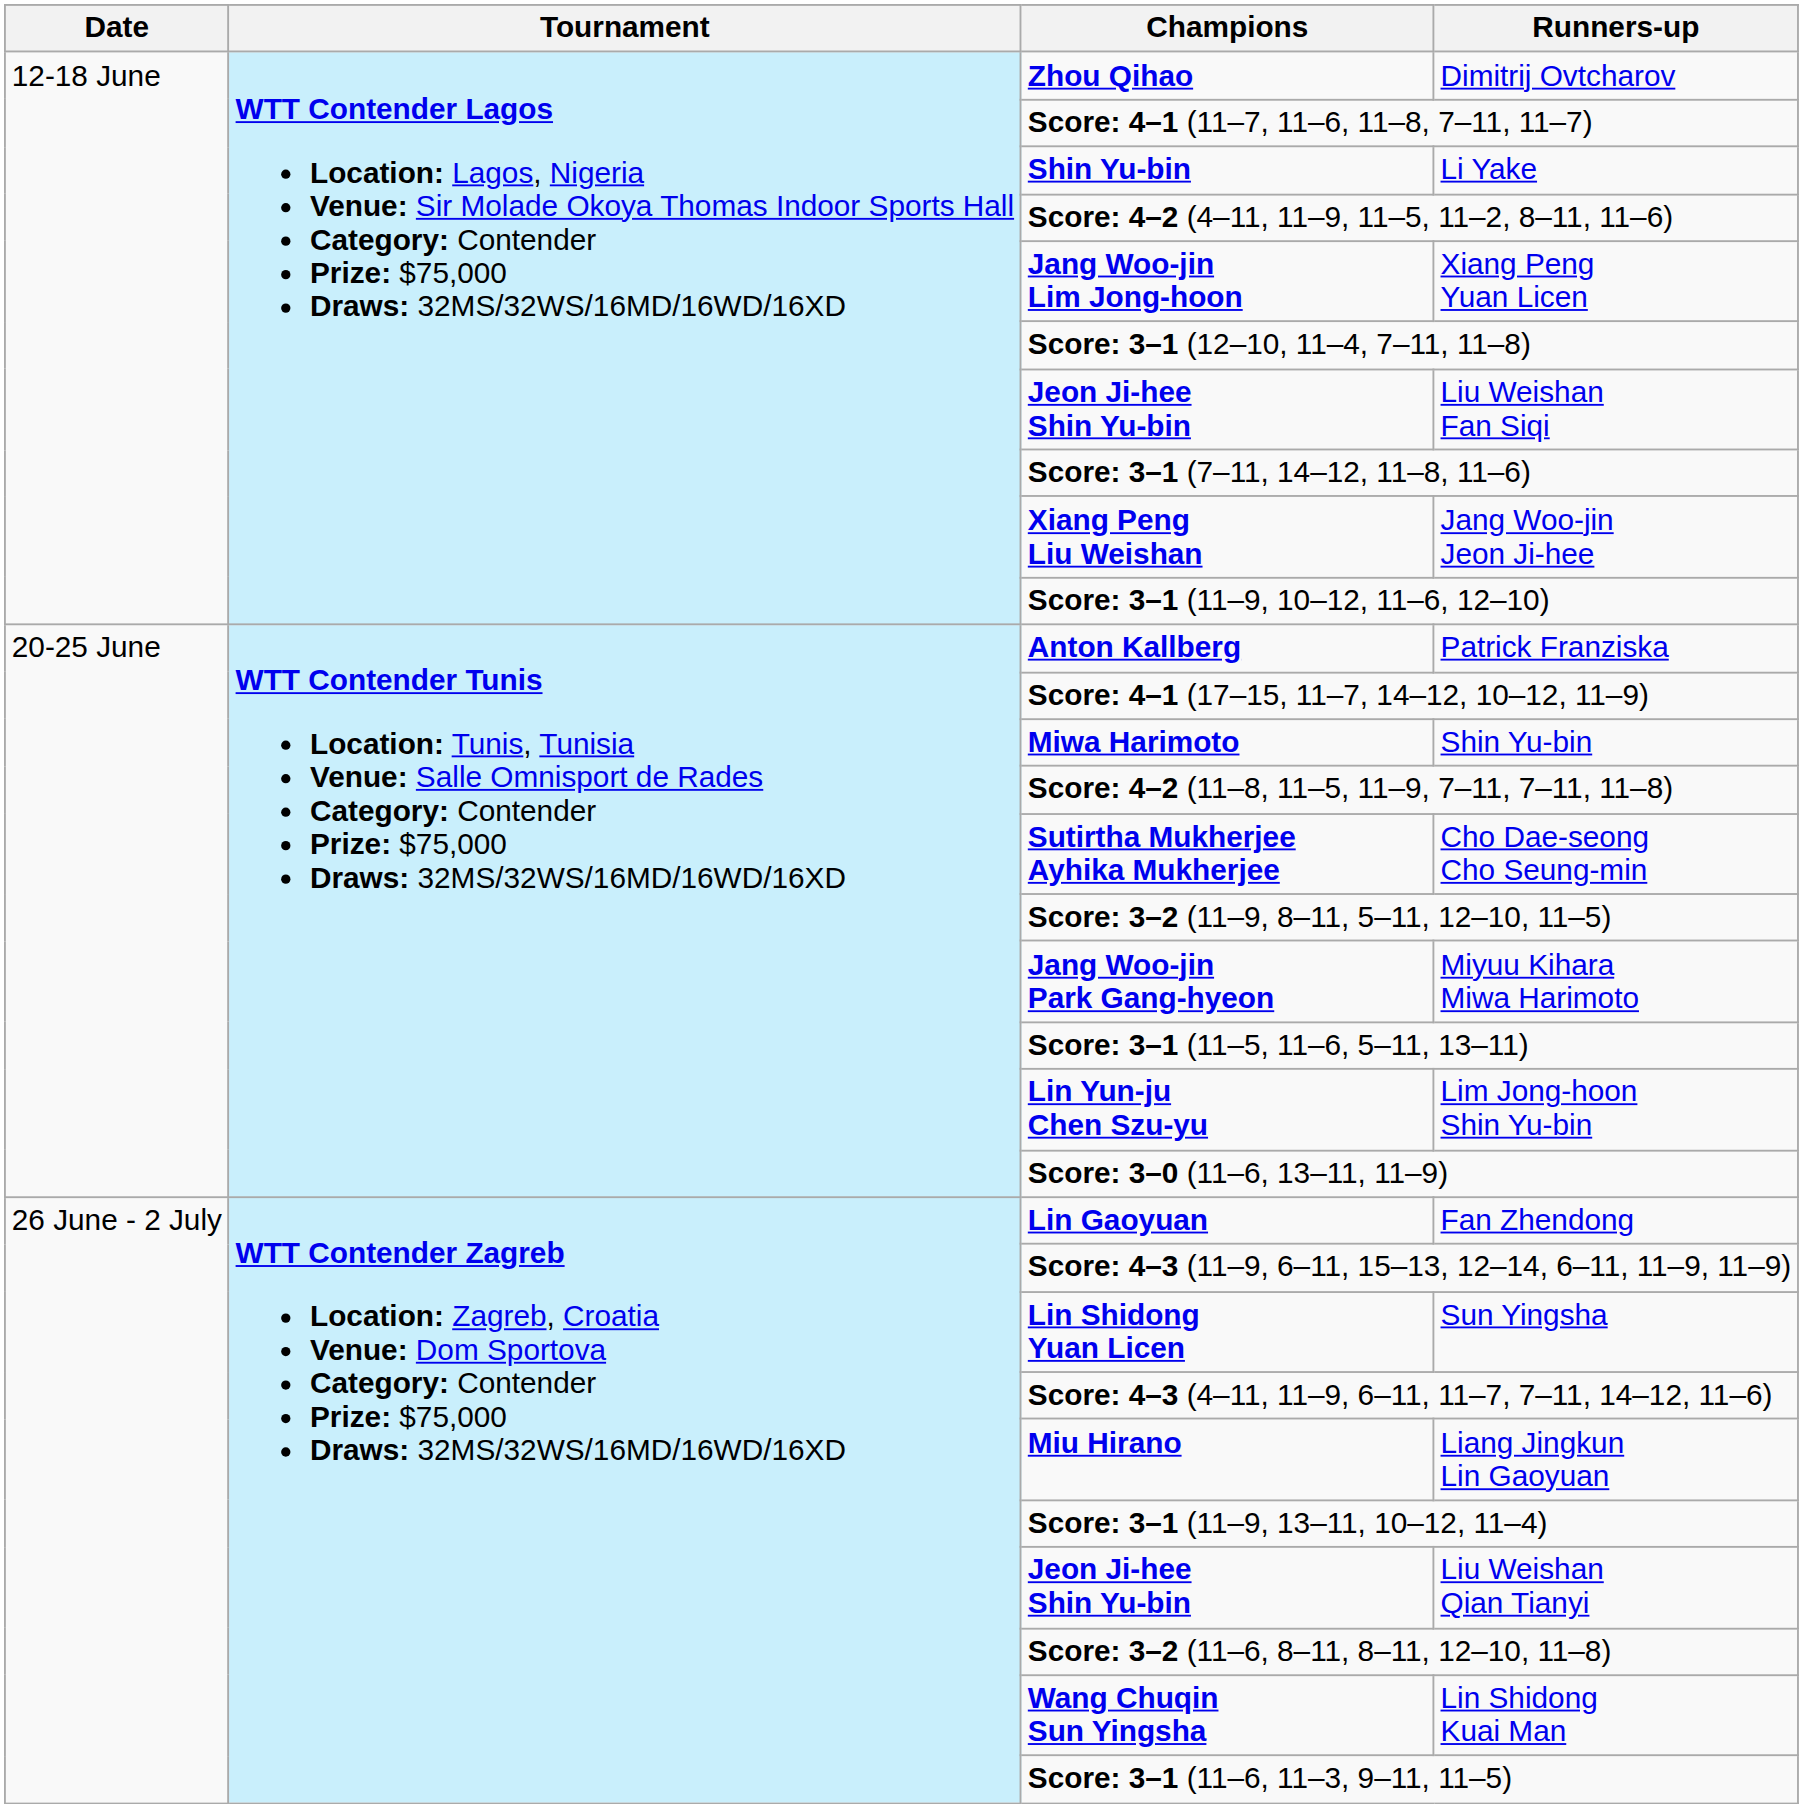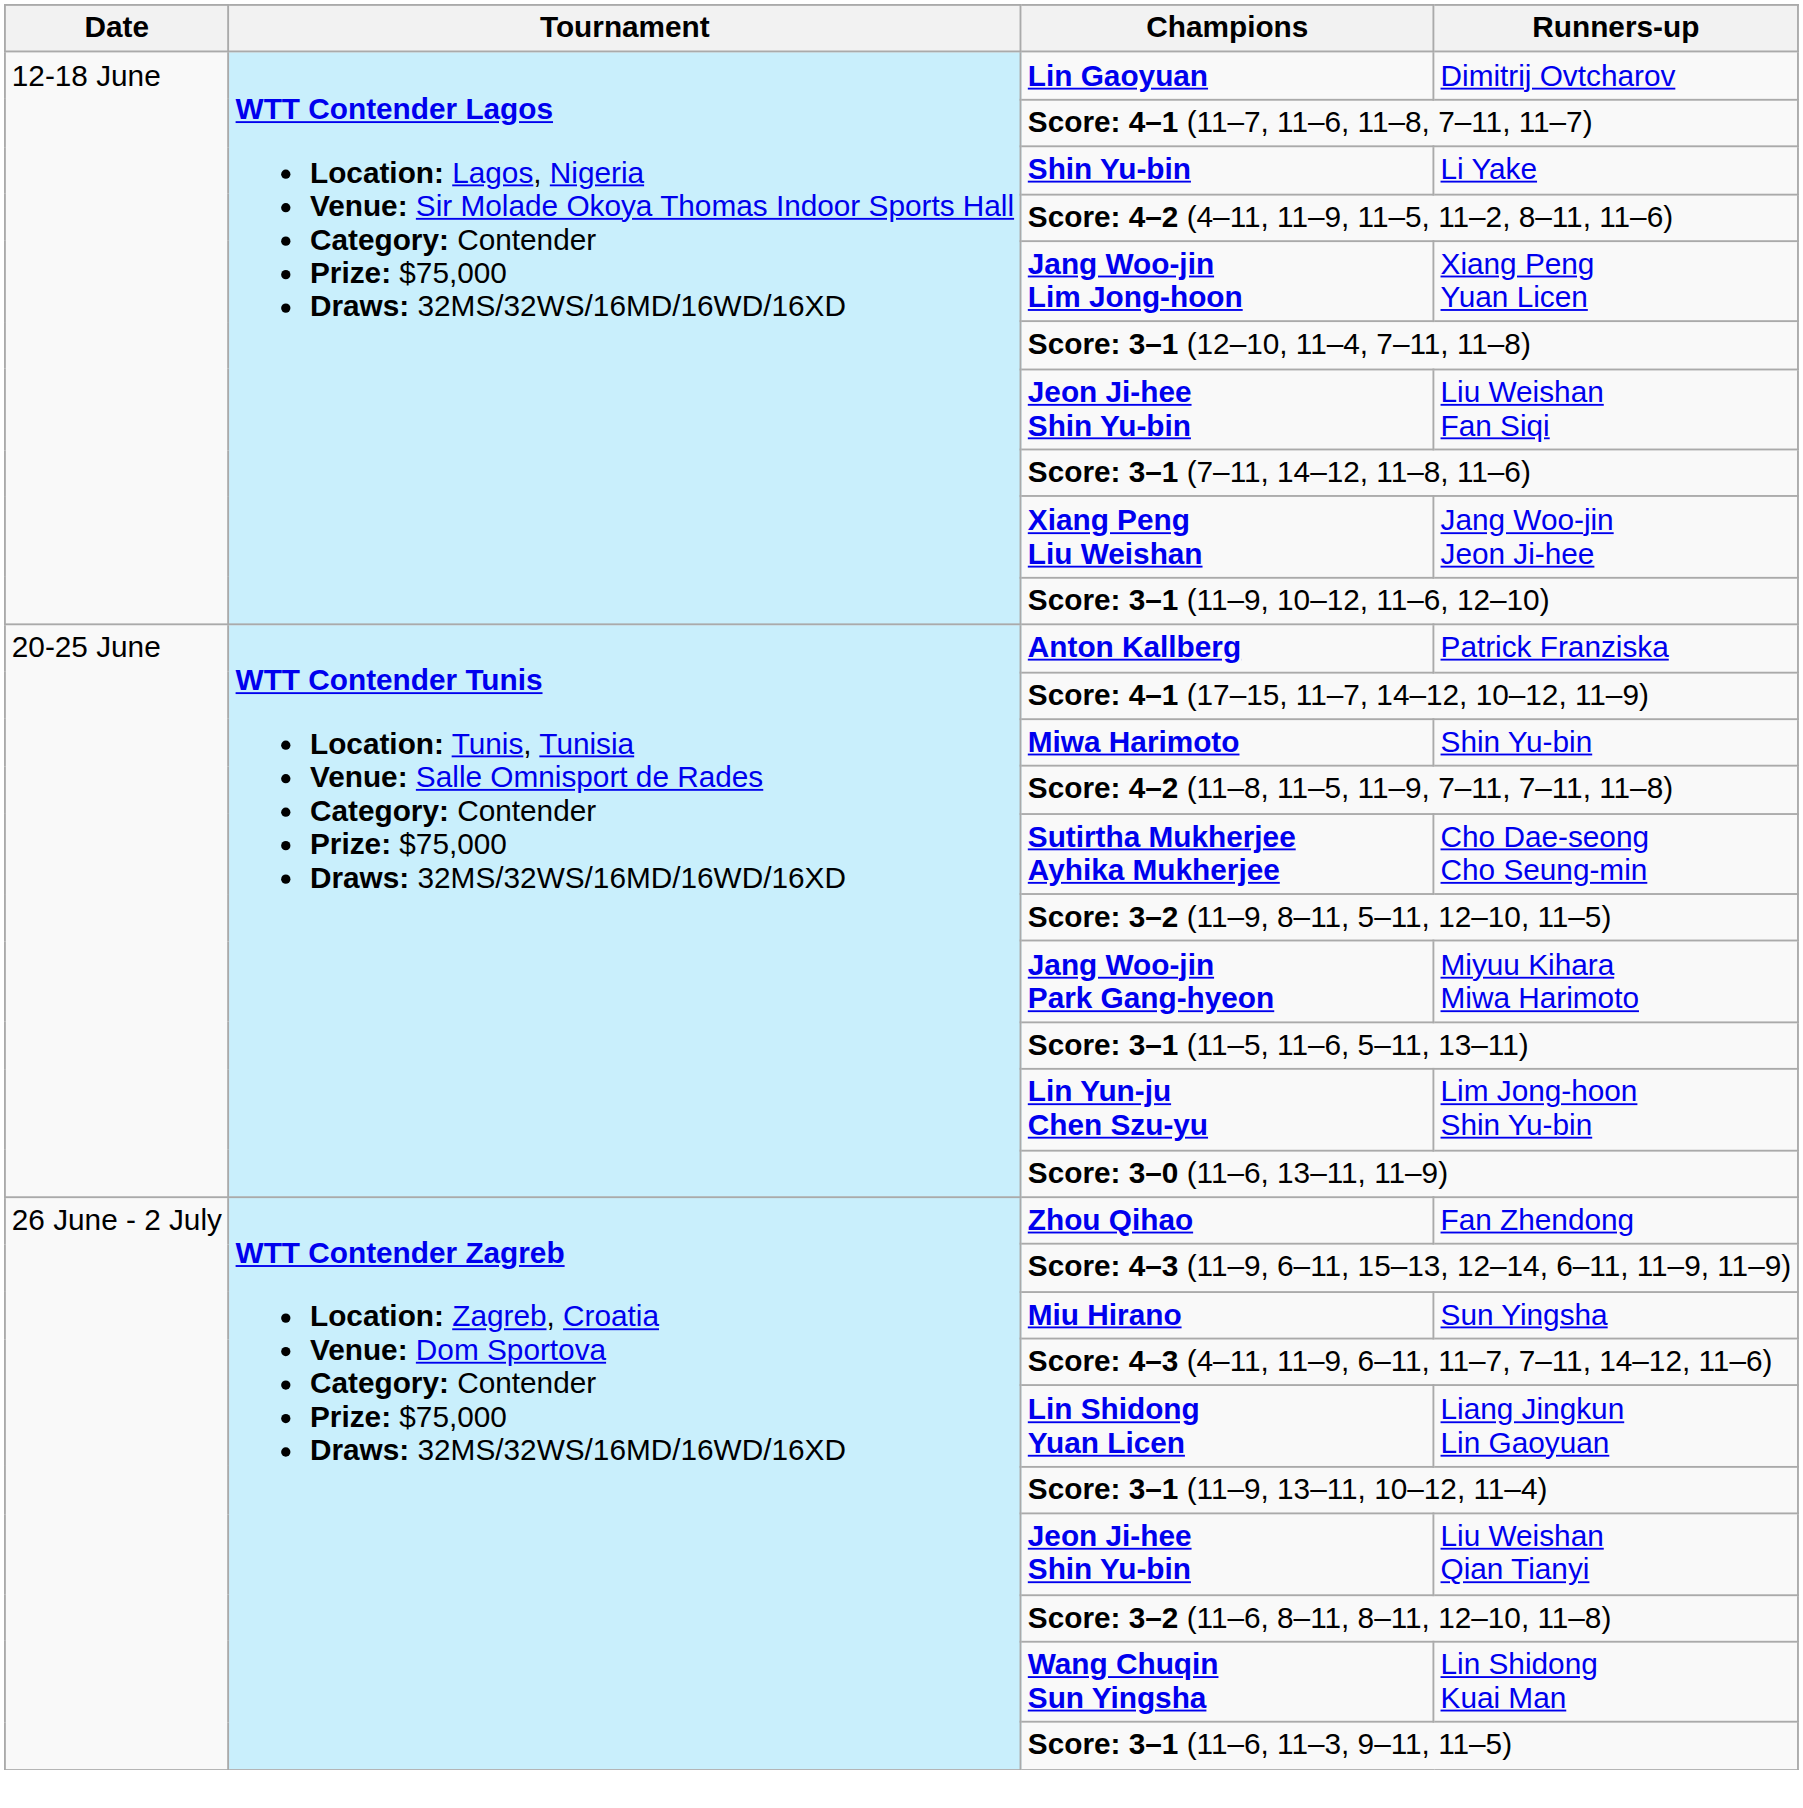(1110, 75) Zhou Qihao -> (1118, 75) Lin Gaoyuan
(1118, 1220) Lin Gaoyuan -> (1110, 1220) Zhou Qihao
(1114, 1331) Lin Shidong Yuan Licen -> (1105, 1314) Miu Hirano
(1105, 1442) Miu Hirano -> (1114, 1425) Lin Shidong Yuan Licen
